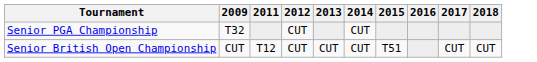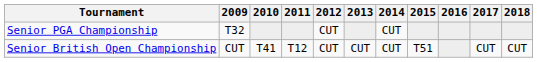+ column: (266, 14)
